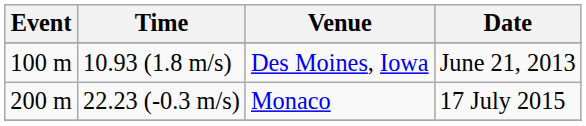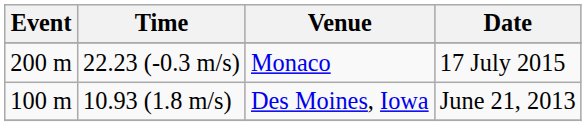rows swapped: (157, 62) <-> (161, 100)
